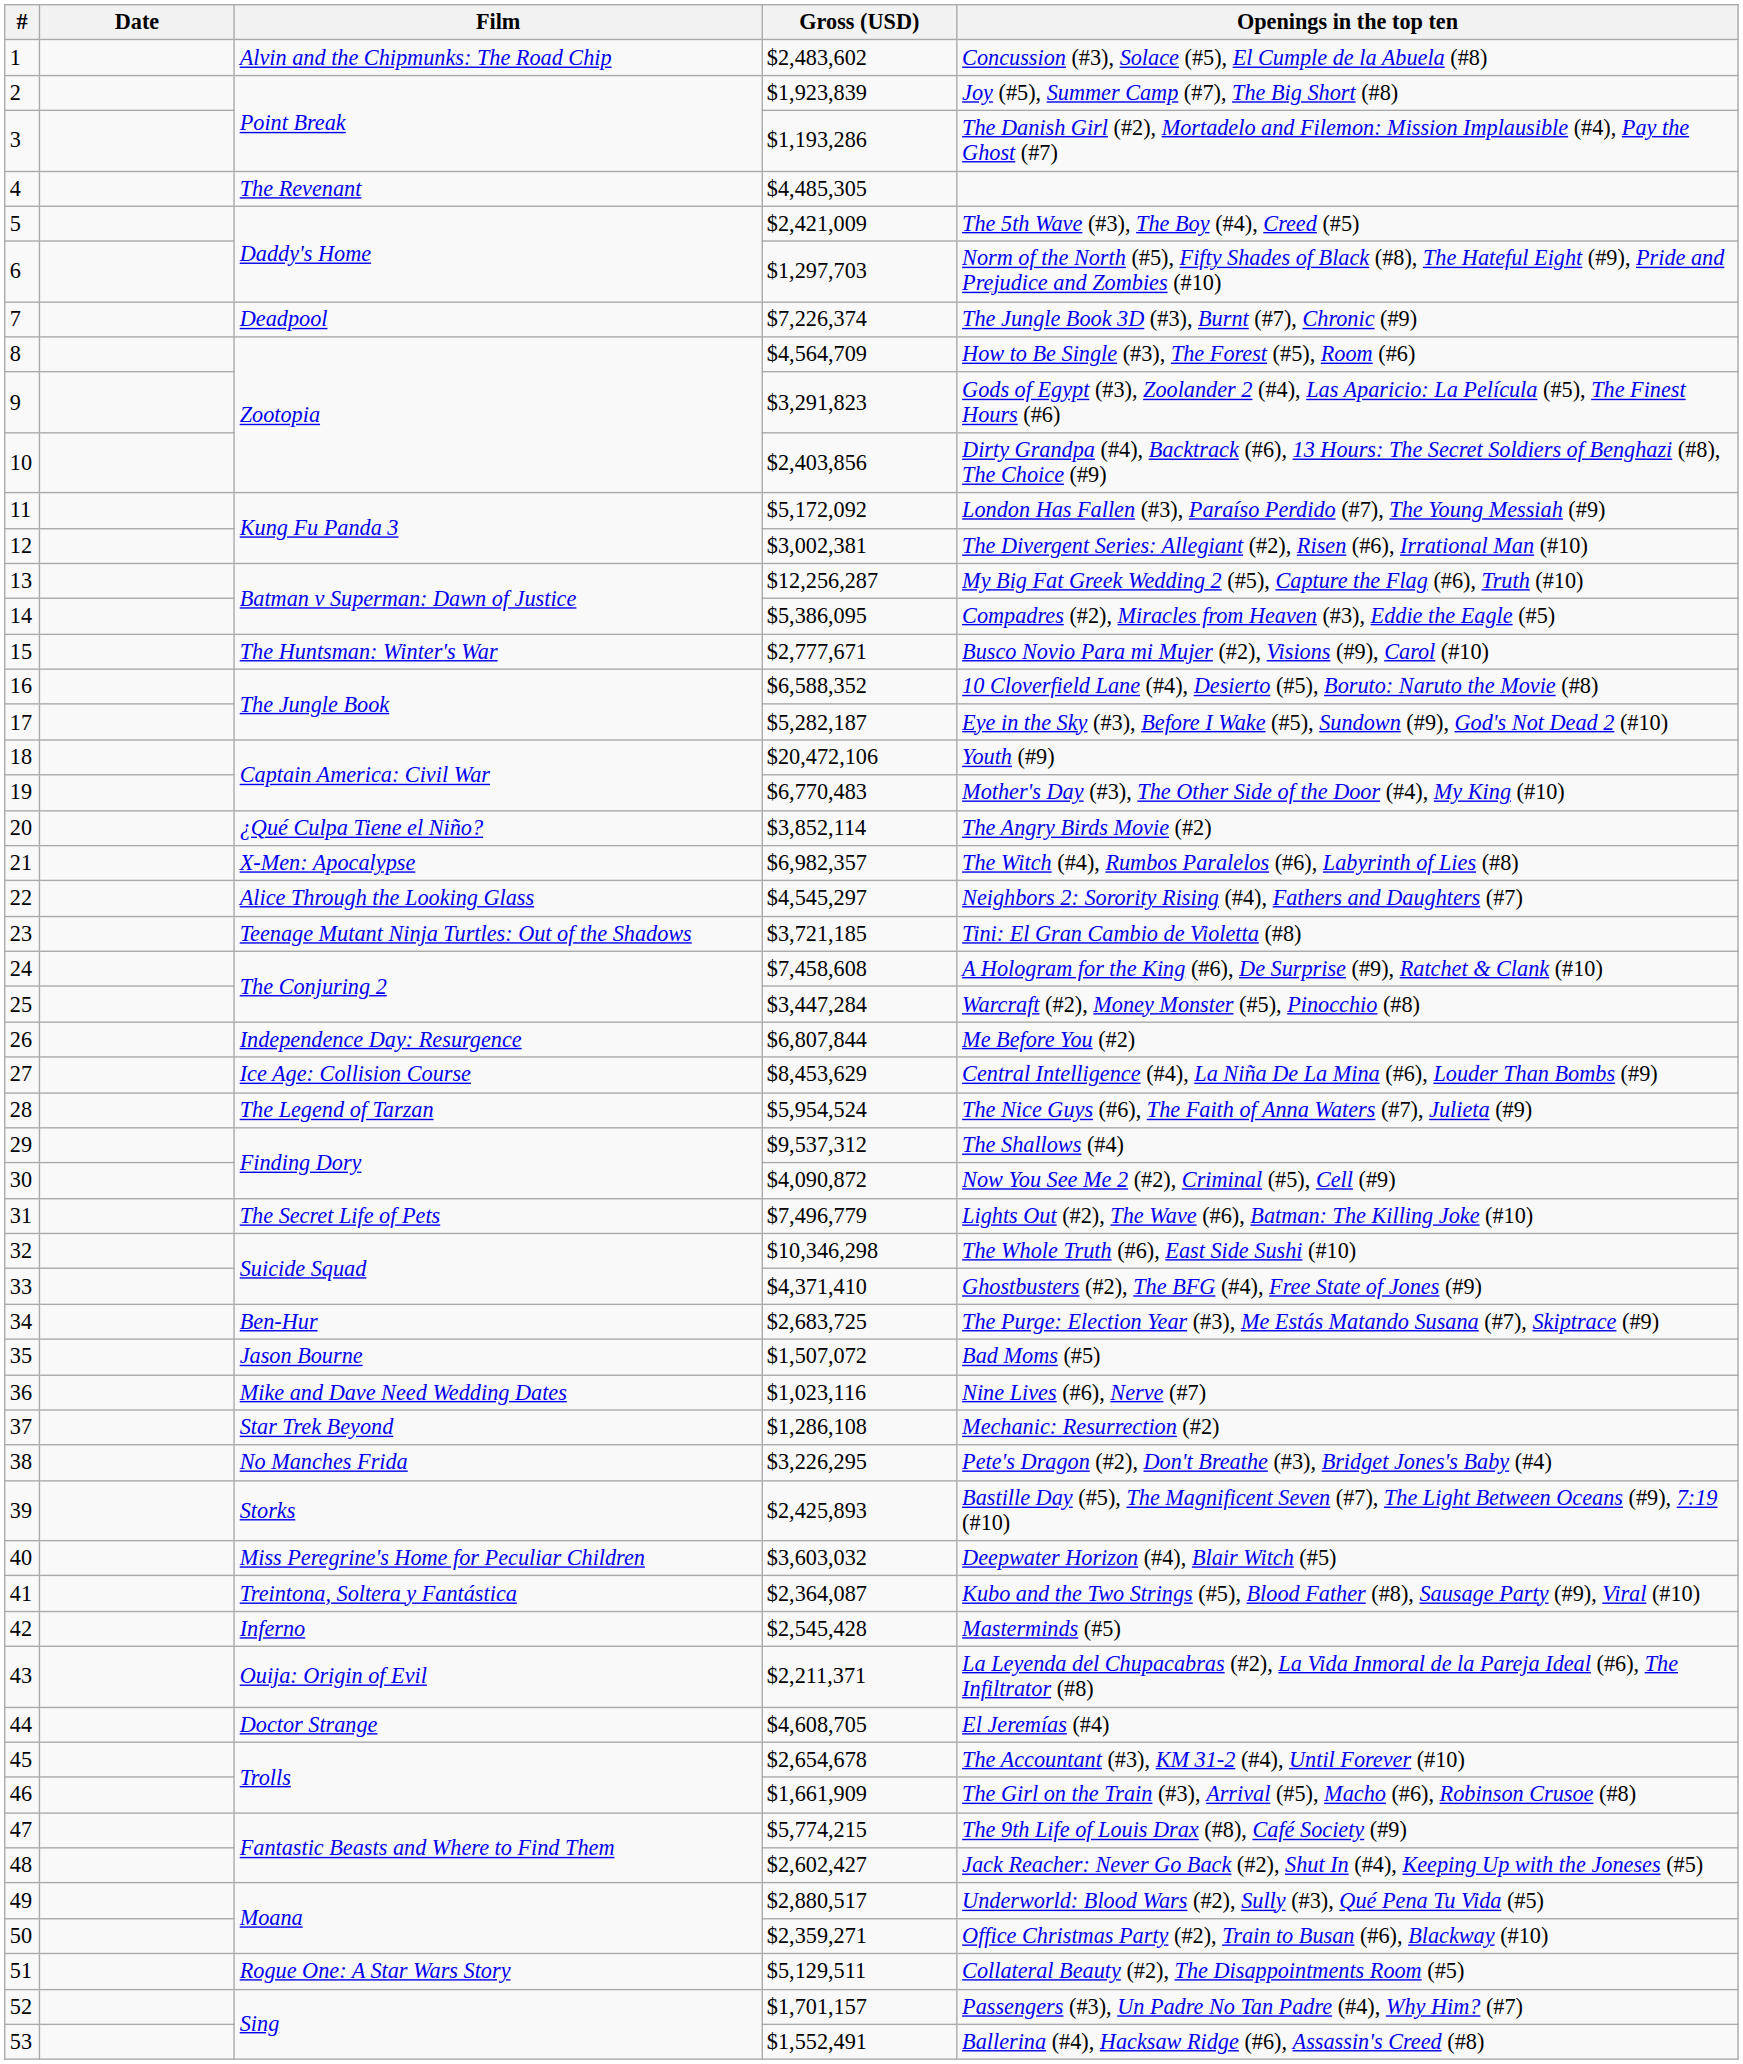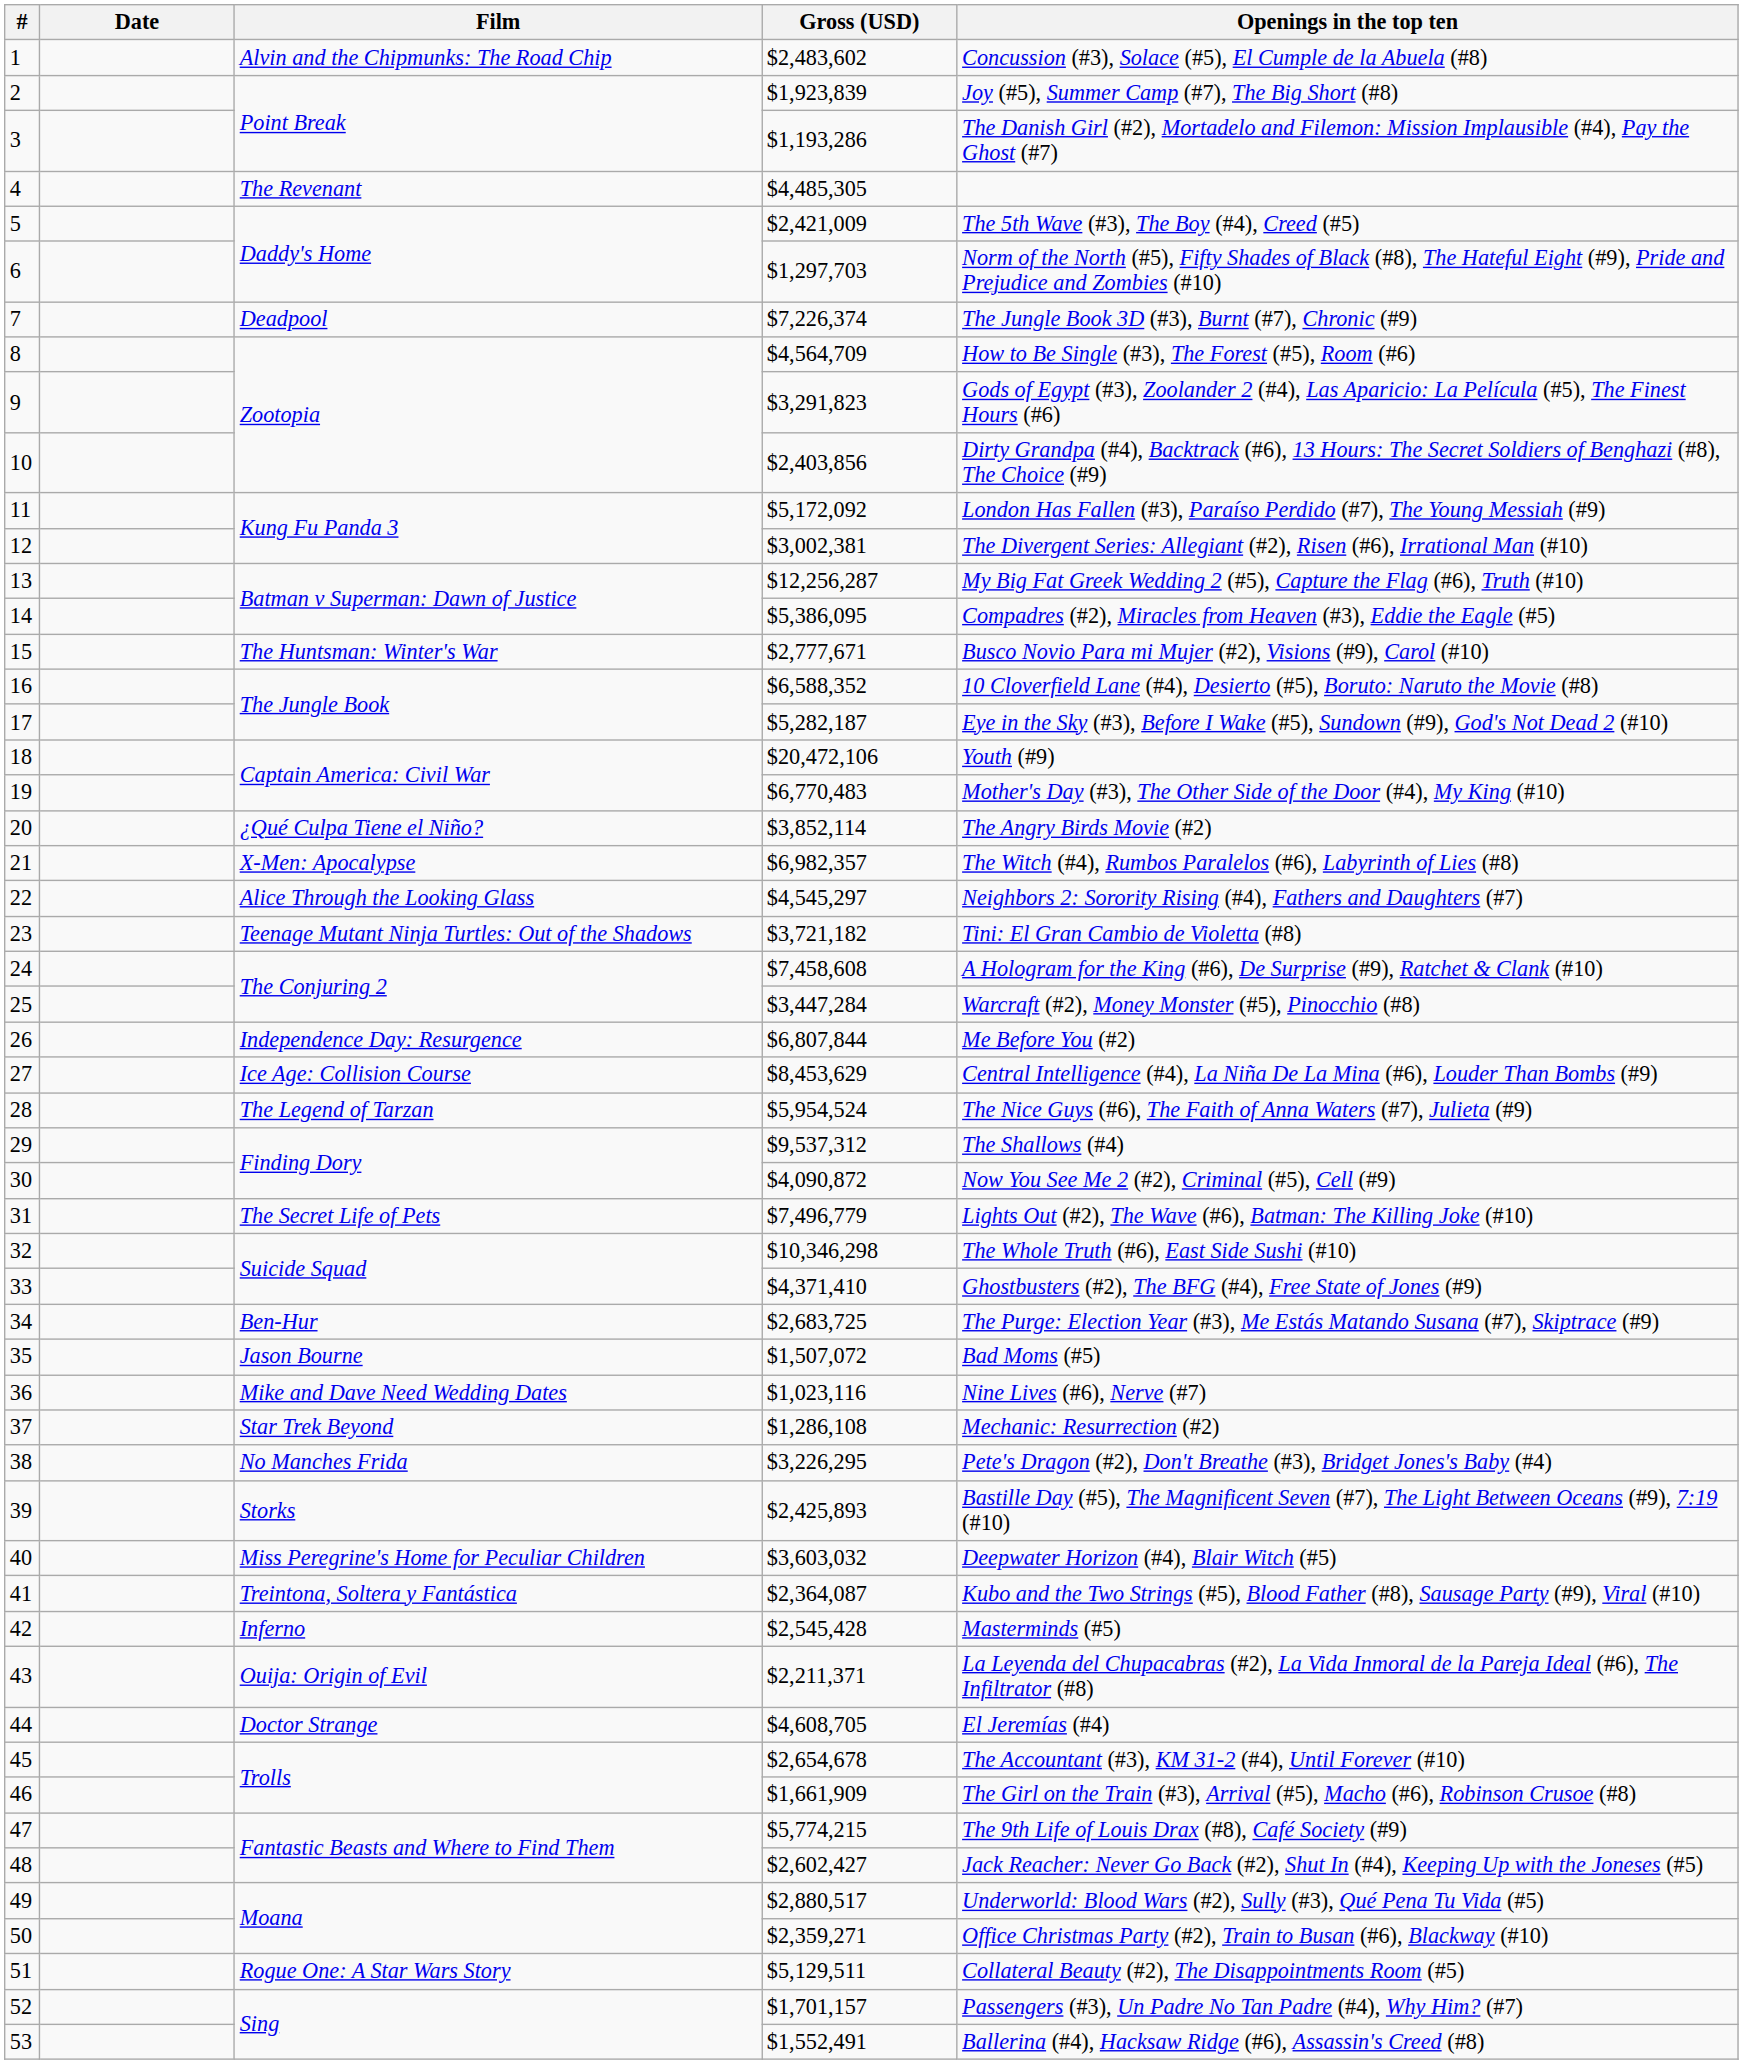(817, 933) $3,721,185 -> (817, 933) $3,721,182
